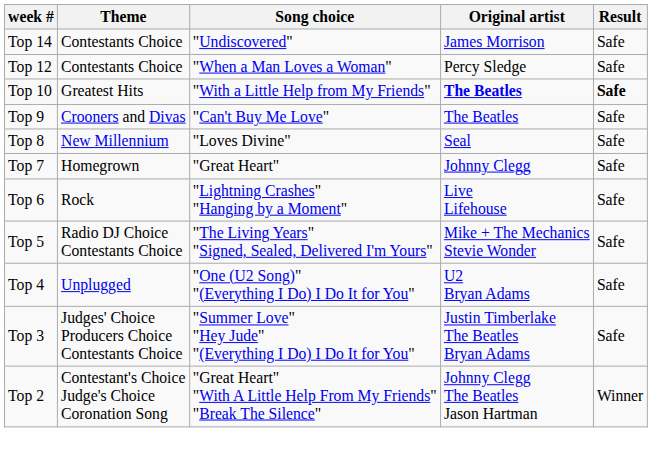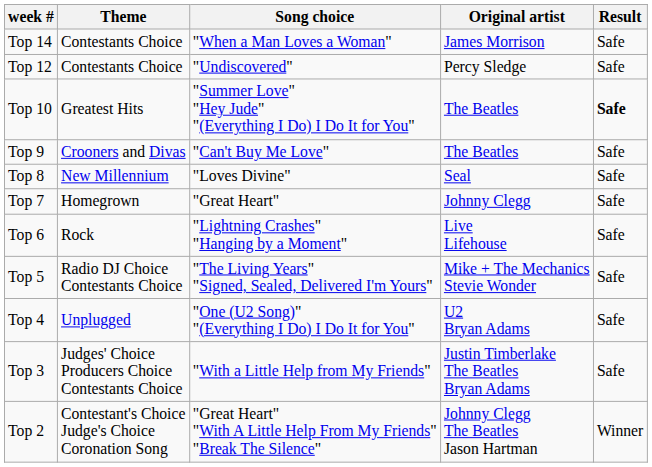(243, 41) "Undiscovered" -> (292, 41) "When a Man Loves a Woman"
(292, 66) "When a Man Loves a Woman" -> (243, 66) "Undiscovered"
(312, 91) "With a Little Help from My Friends" -> (304, 109) "Summer Love" "Hey Jude" "(Everything I Do) I Do It for You"
(483, 91) bold -> (481, 109) normal
(304, 336) "Summer Love" "Hey Jude" "(Everything I Do) I Do It for You" -> (312, 371) "With a Little Help from My Friends"
